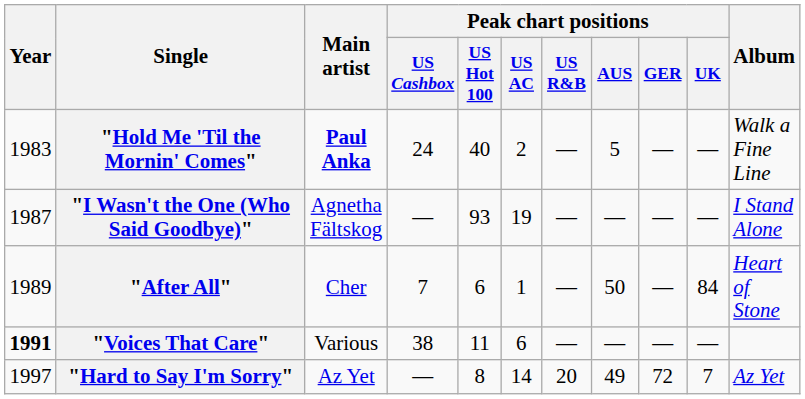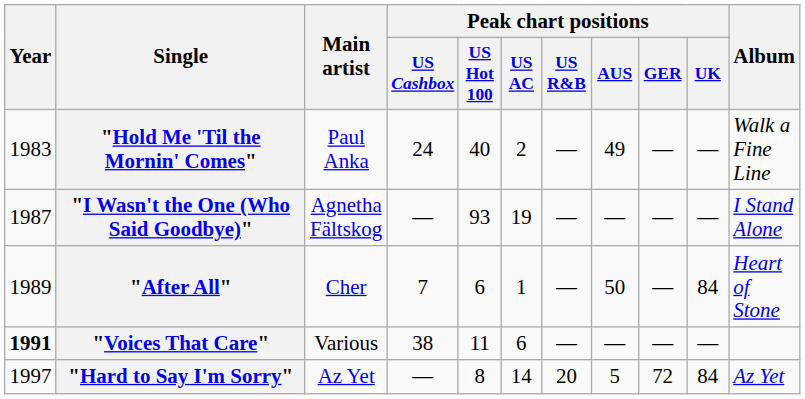(346, 149) bold -> (346, 149) normal
(615, 149) 5 -> (615, 149) 49
(615, 376) 49 -> (615, 376) 5
(708, 376) 7 -> (708, 376) 84
